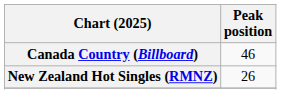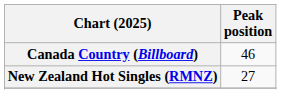(248, 76) 26 -> (248, 76) 27
